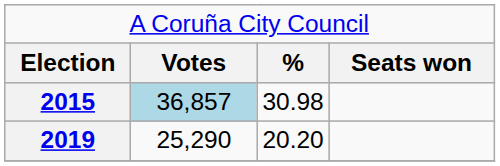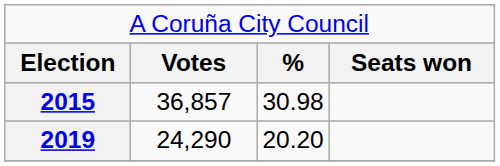(194, 101) lightblue background -> (194, 101) no background
(194, 140) 25,290 -> (194, 140) 24,290
